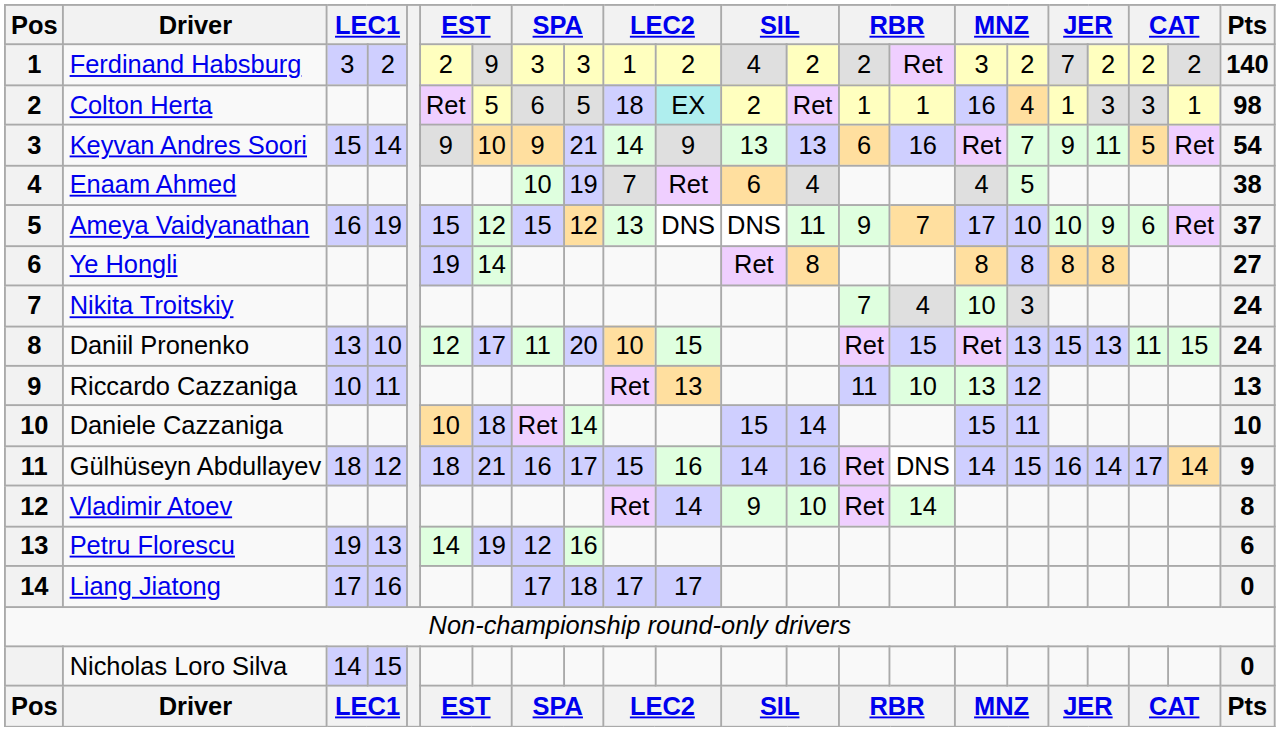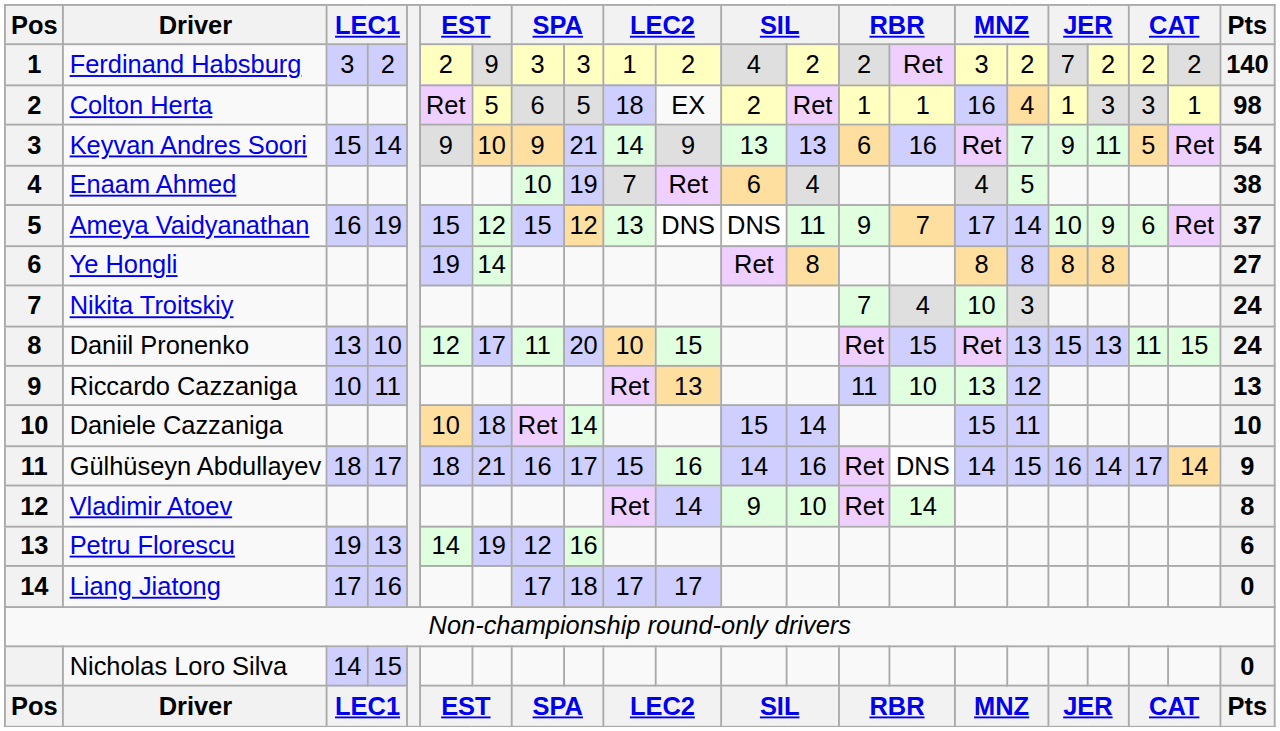(688, 105) paleturquoise background -> (688, 105) no background
(1027, 225) 10 -> (1027, 225) 14
(388, 466) 12 -> (388, 466) 17
